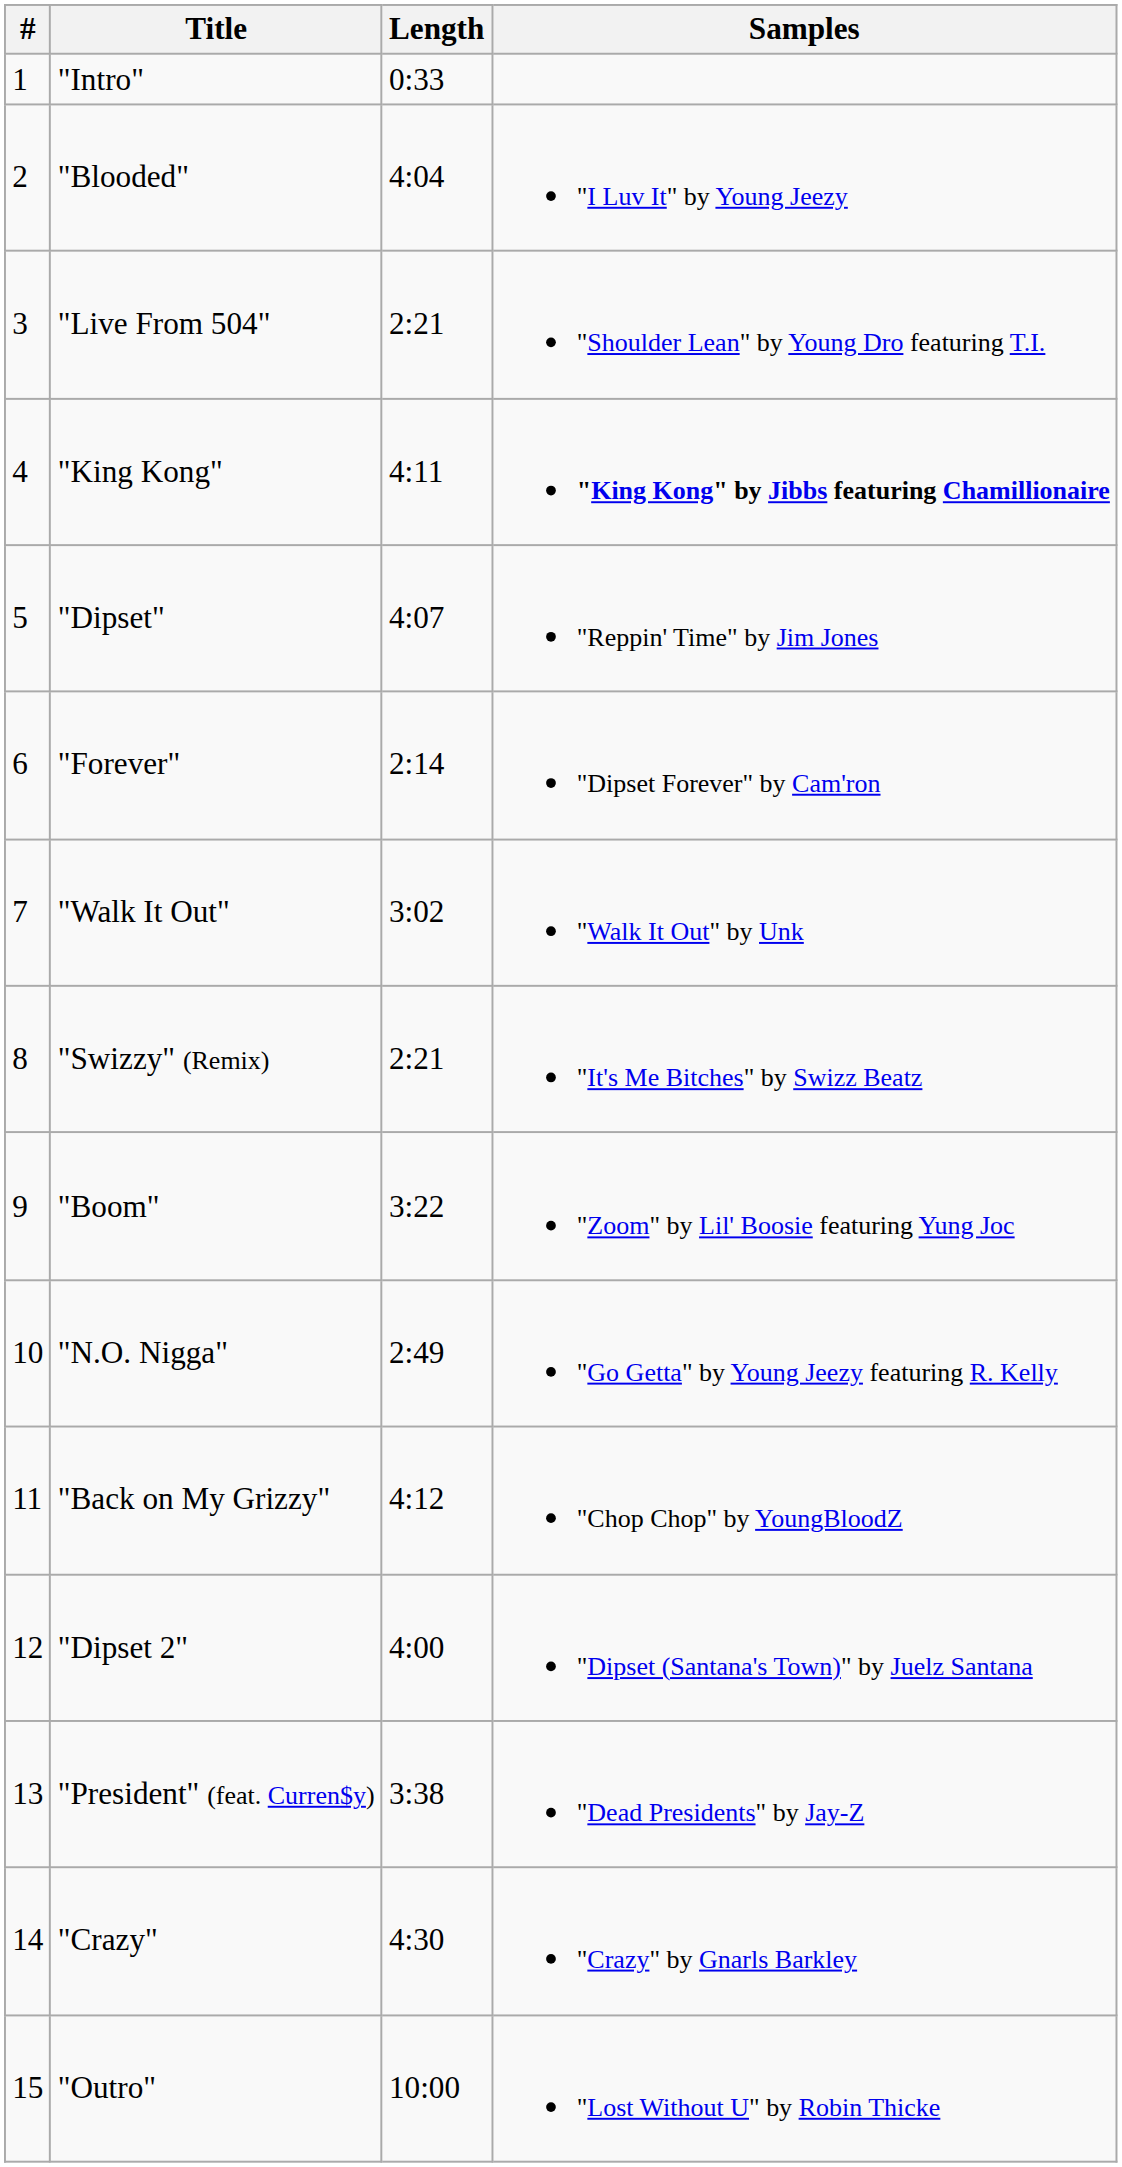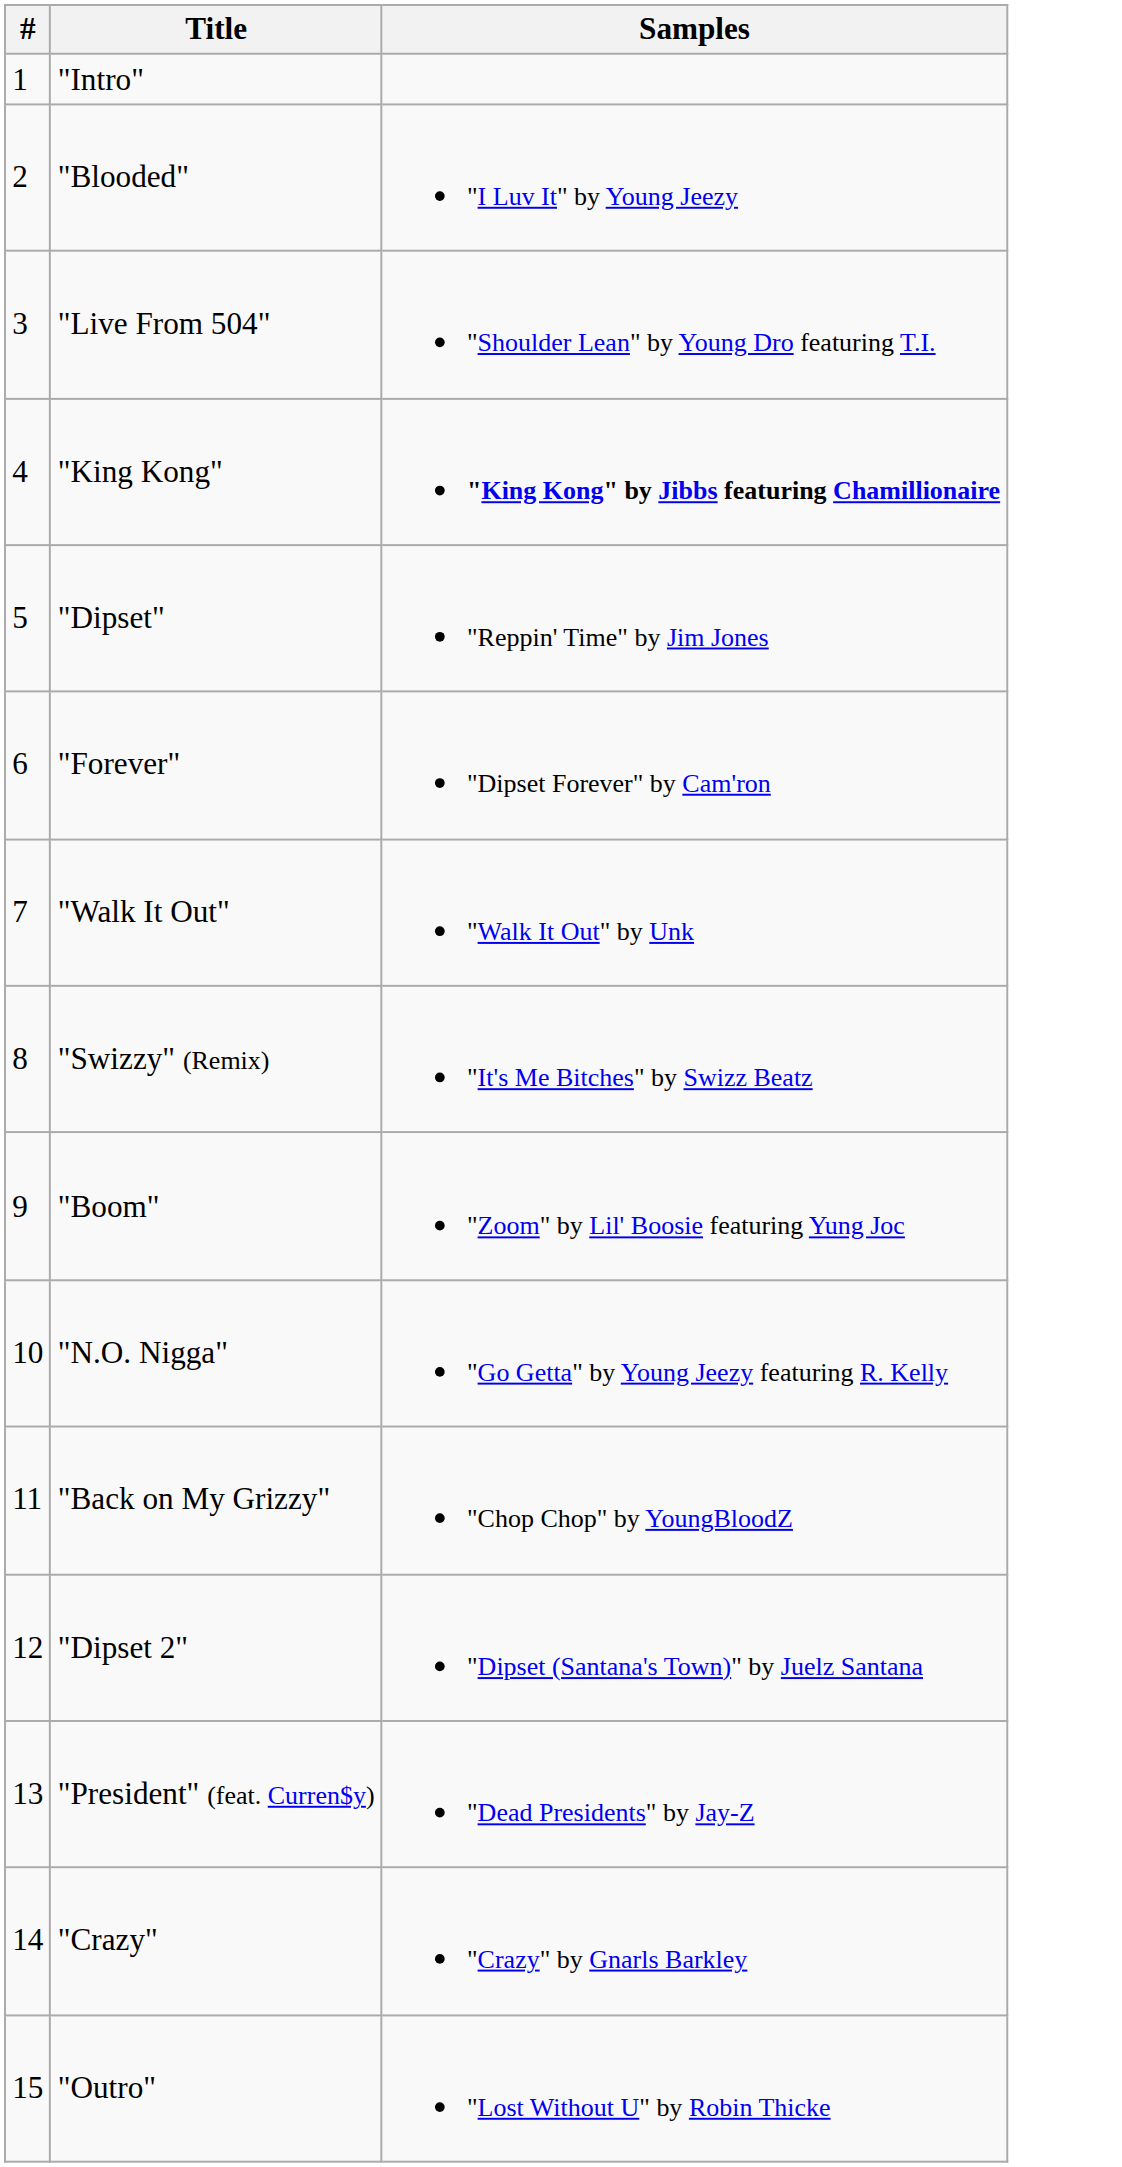- column: (437, 29)
